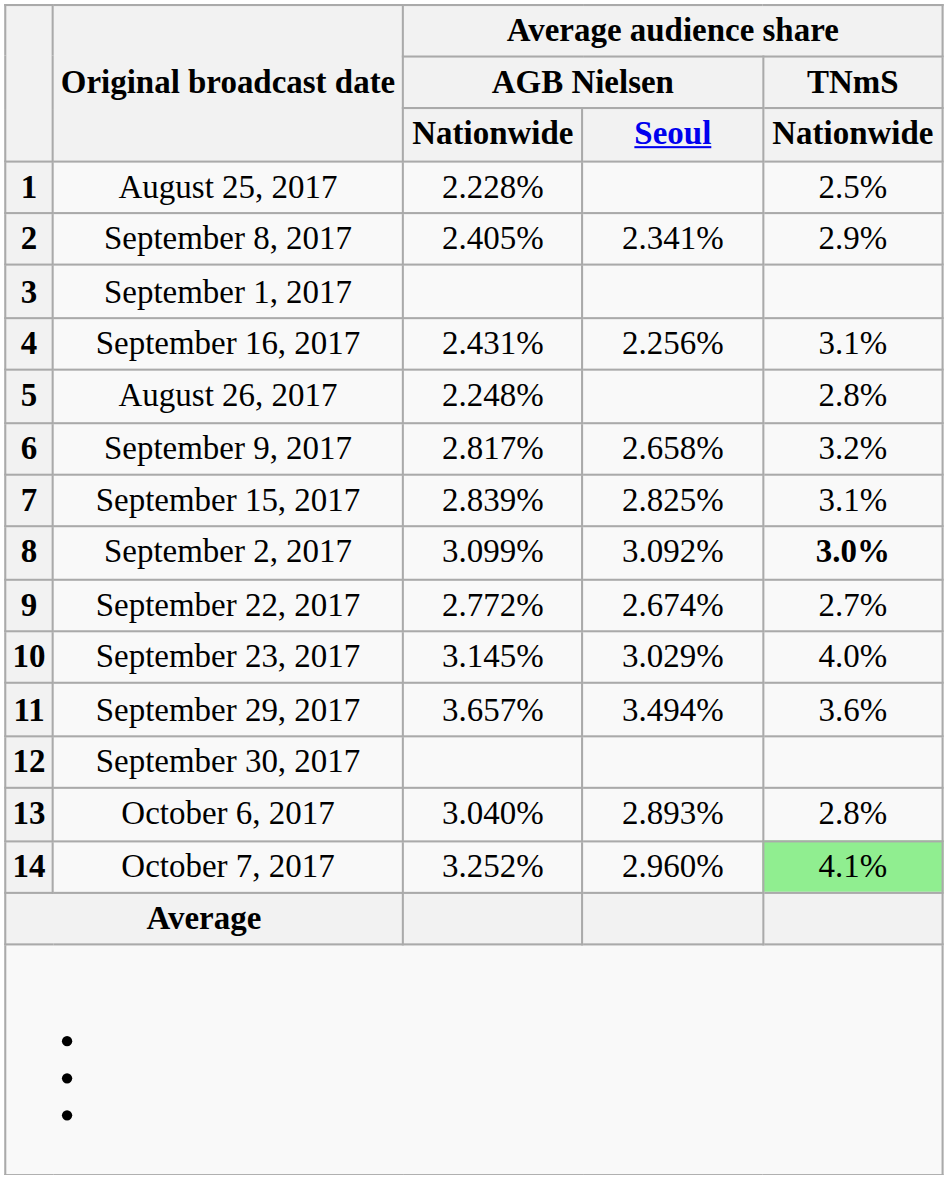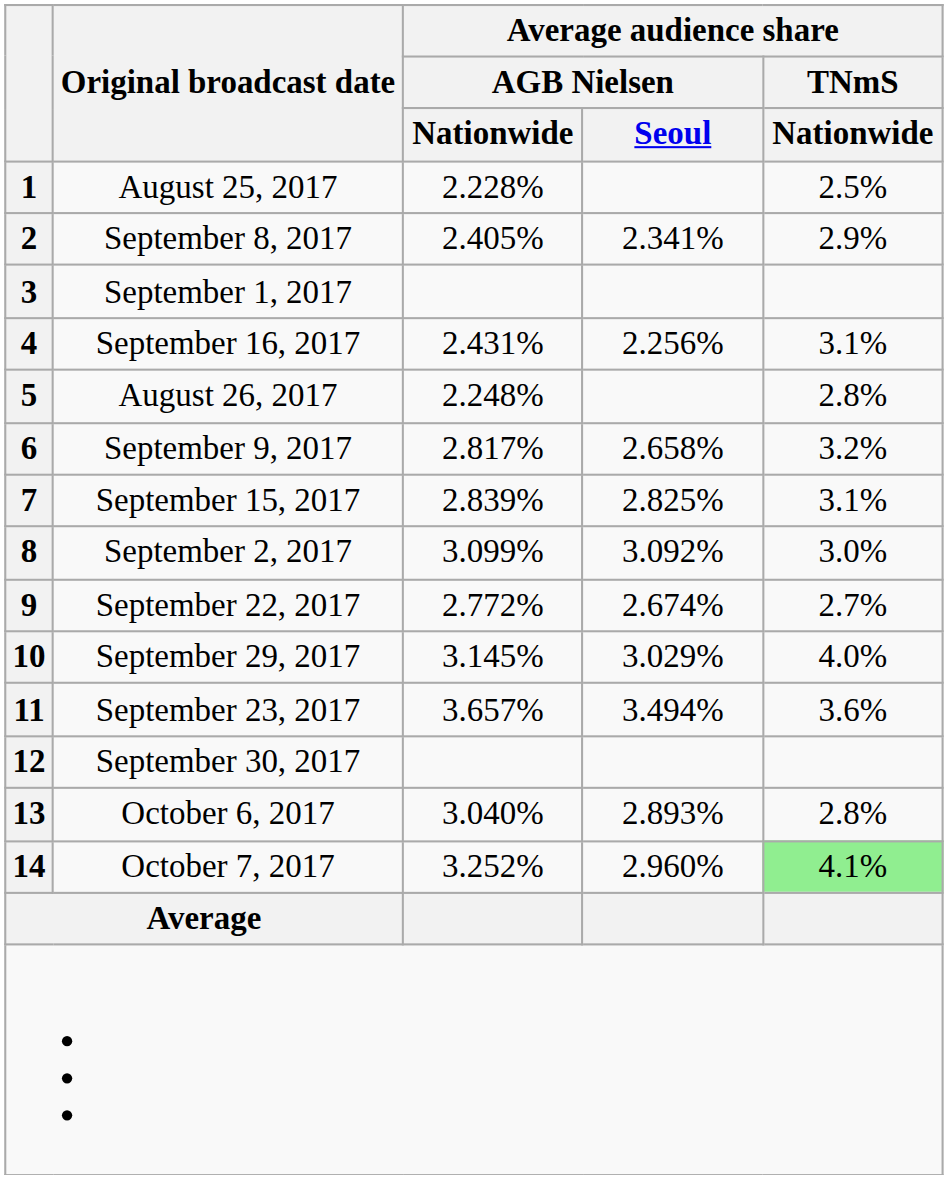(853, 552) bold -> (853, 552) normal
(228, 656) September 23, 2017 -> (228, 656) September 29, 2017
(228, 709) September 29, 2017 -> (228, 709) September 23, 2017
